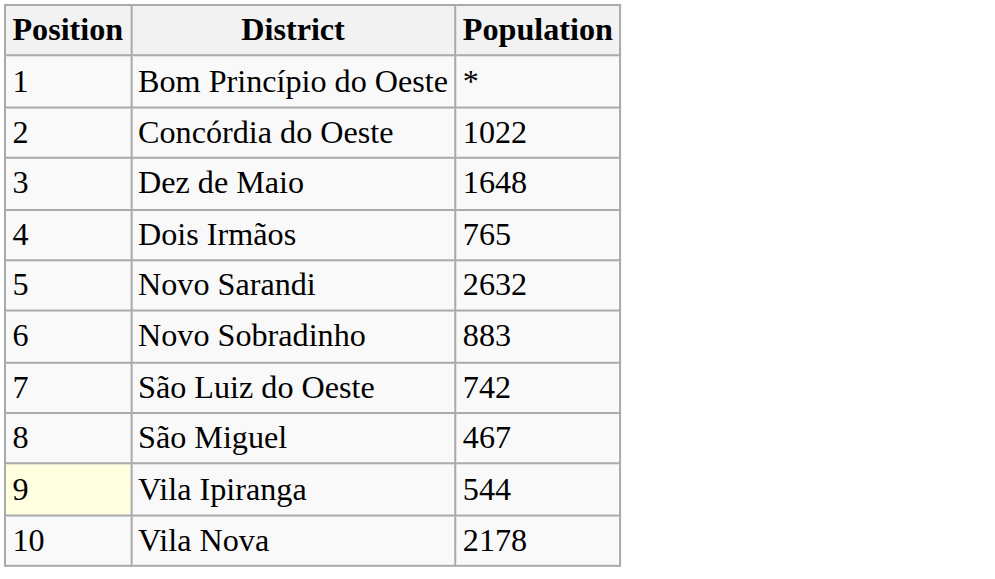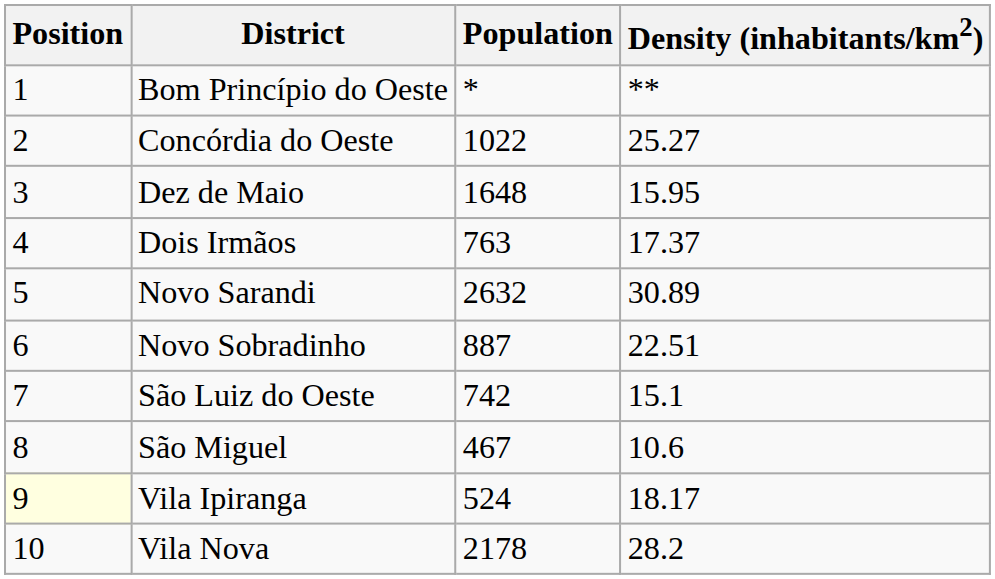+ column: (806, 34)
(487, 234) 765 -> (487, 242) 763
(487, 336) 883 -> (487, 344) 887
(487, 489) 544 -> (487, 497) 524
